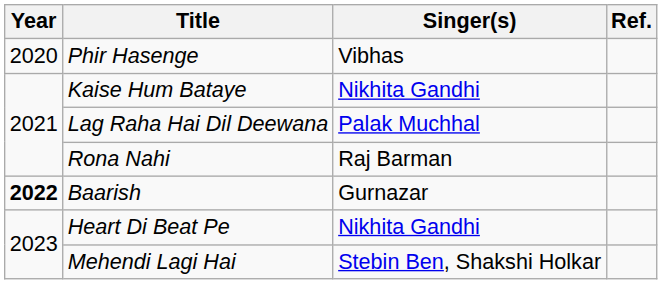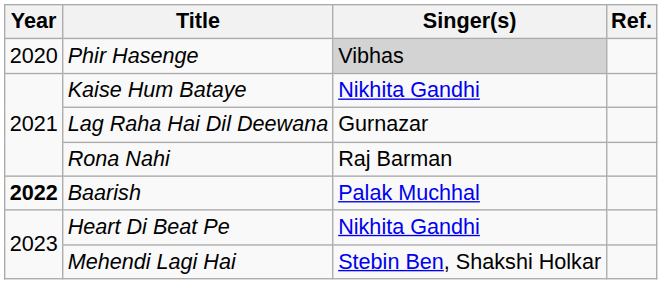(371, 55) no background -> (371, 55) lightgrey background
(409, 124) Palak Muchhal -> (383, 124) Gurnazar
(383, 192) Gurnazar -> (409, 192) Palak Muchhal
